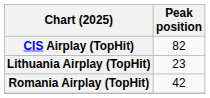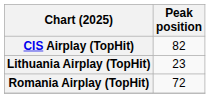(179, 83) 42 -> (179, 83) 72
